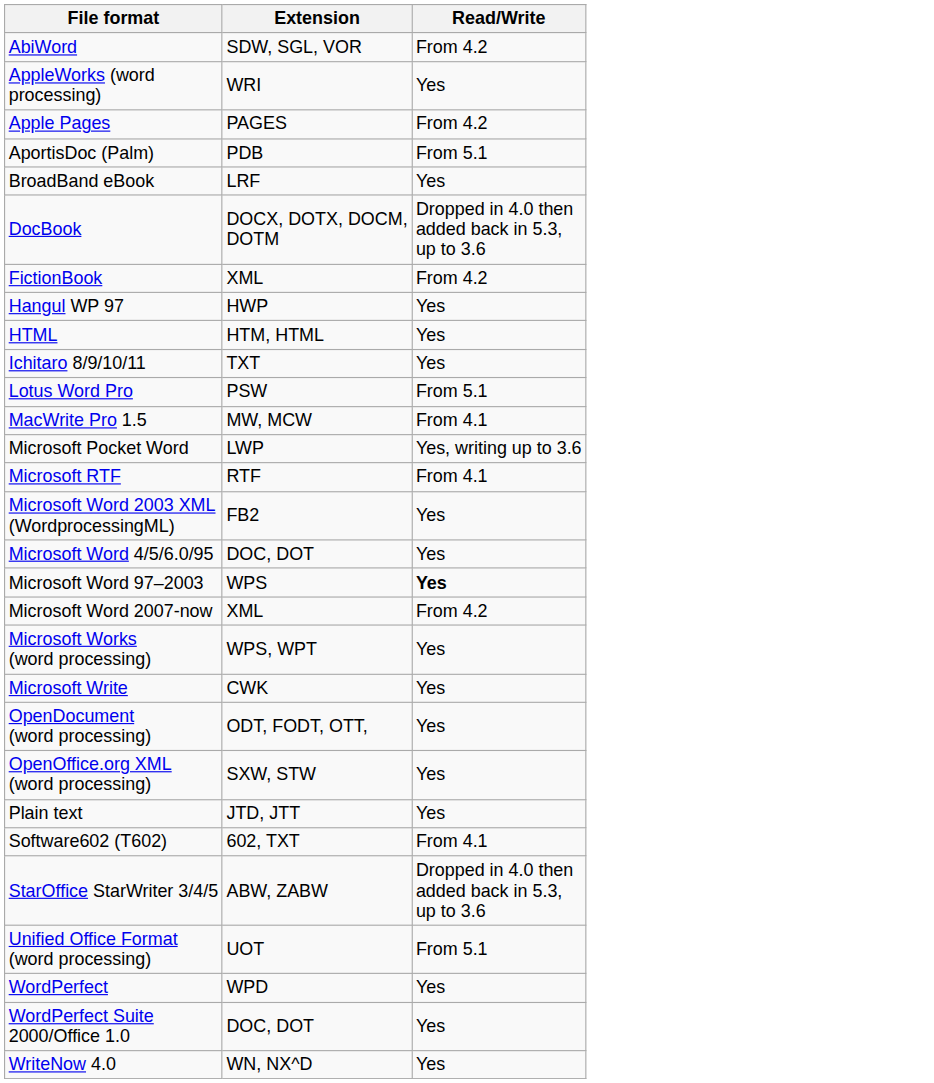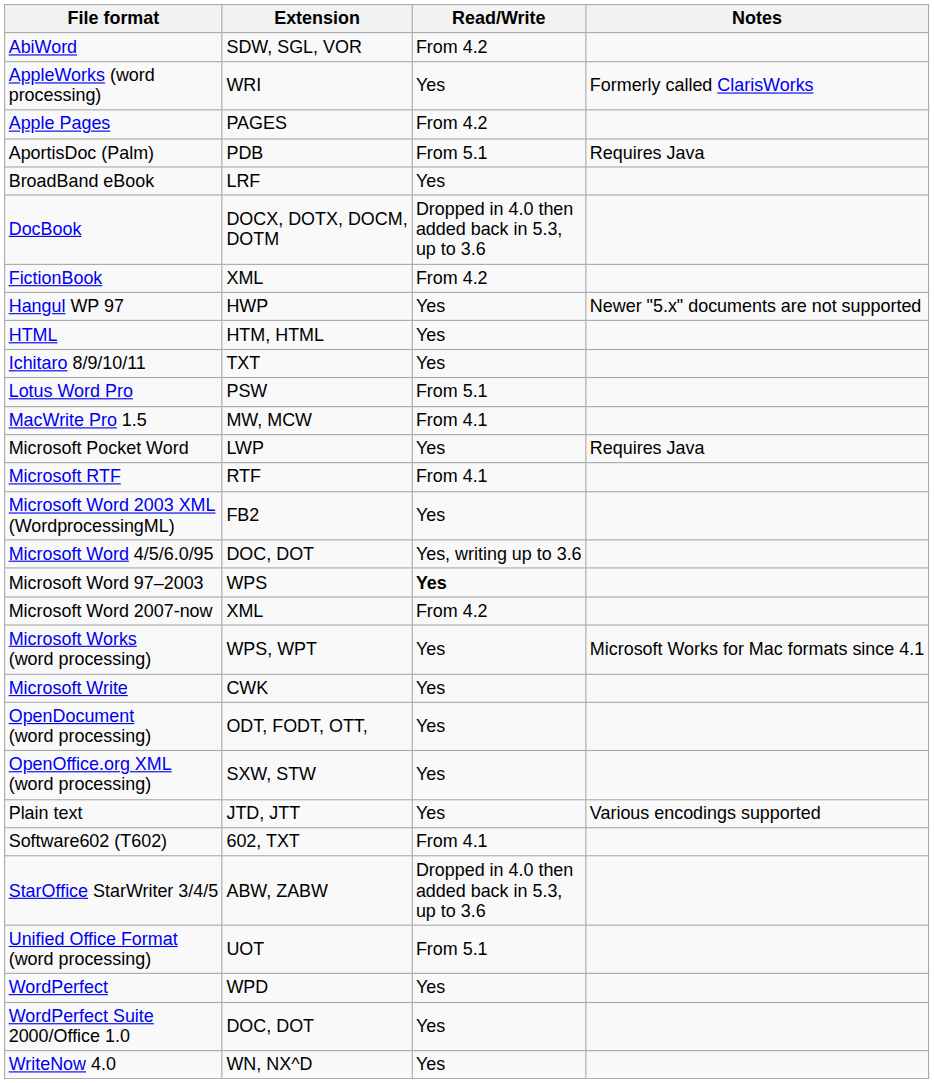+ column: (757, 18)
(499, 448) Yes, writing up to 3.6 -> (431, 448) Yes
(431, 554) Yes -> (499, 554) Yes, writing up to 3.6
